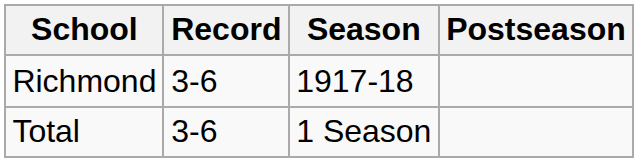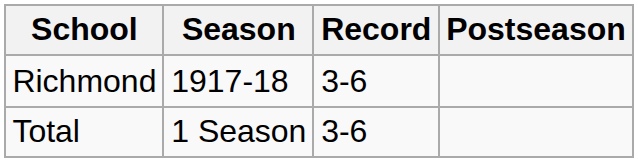columns swapped: (364, 29) <-> (226, 29)
